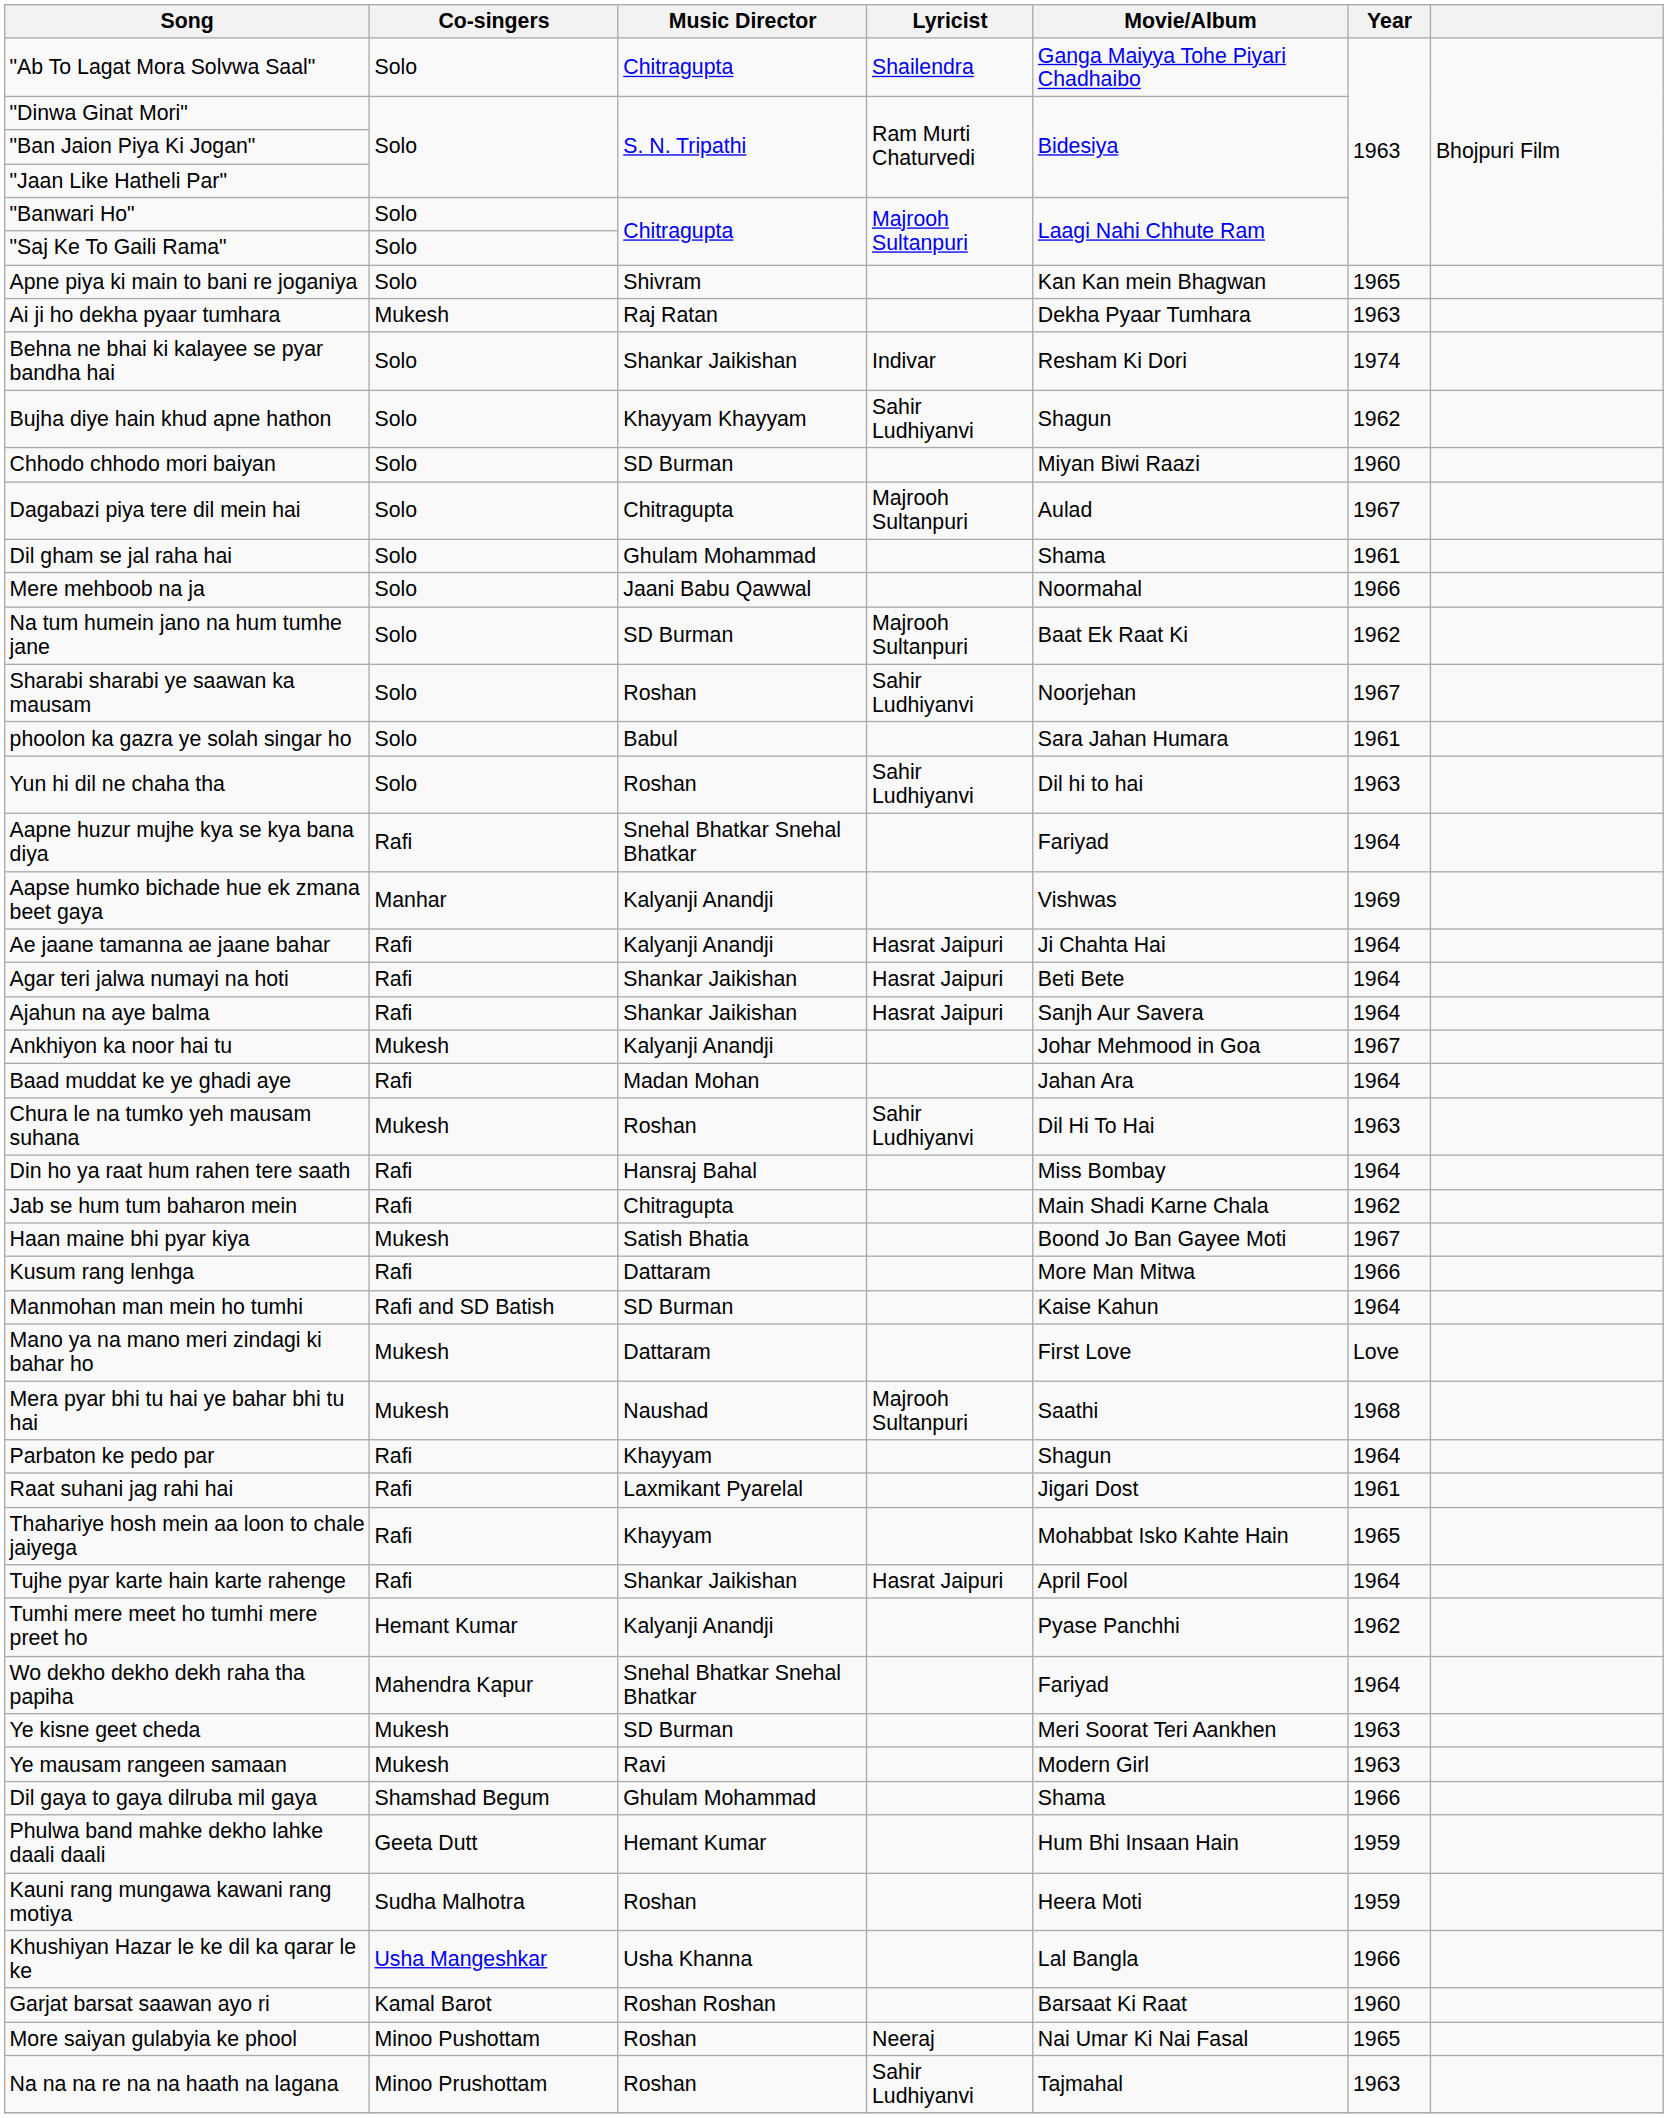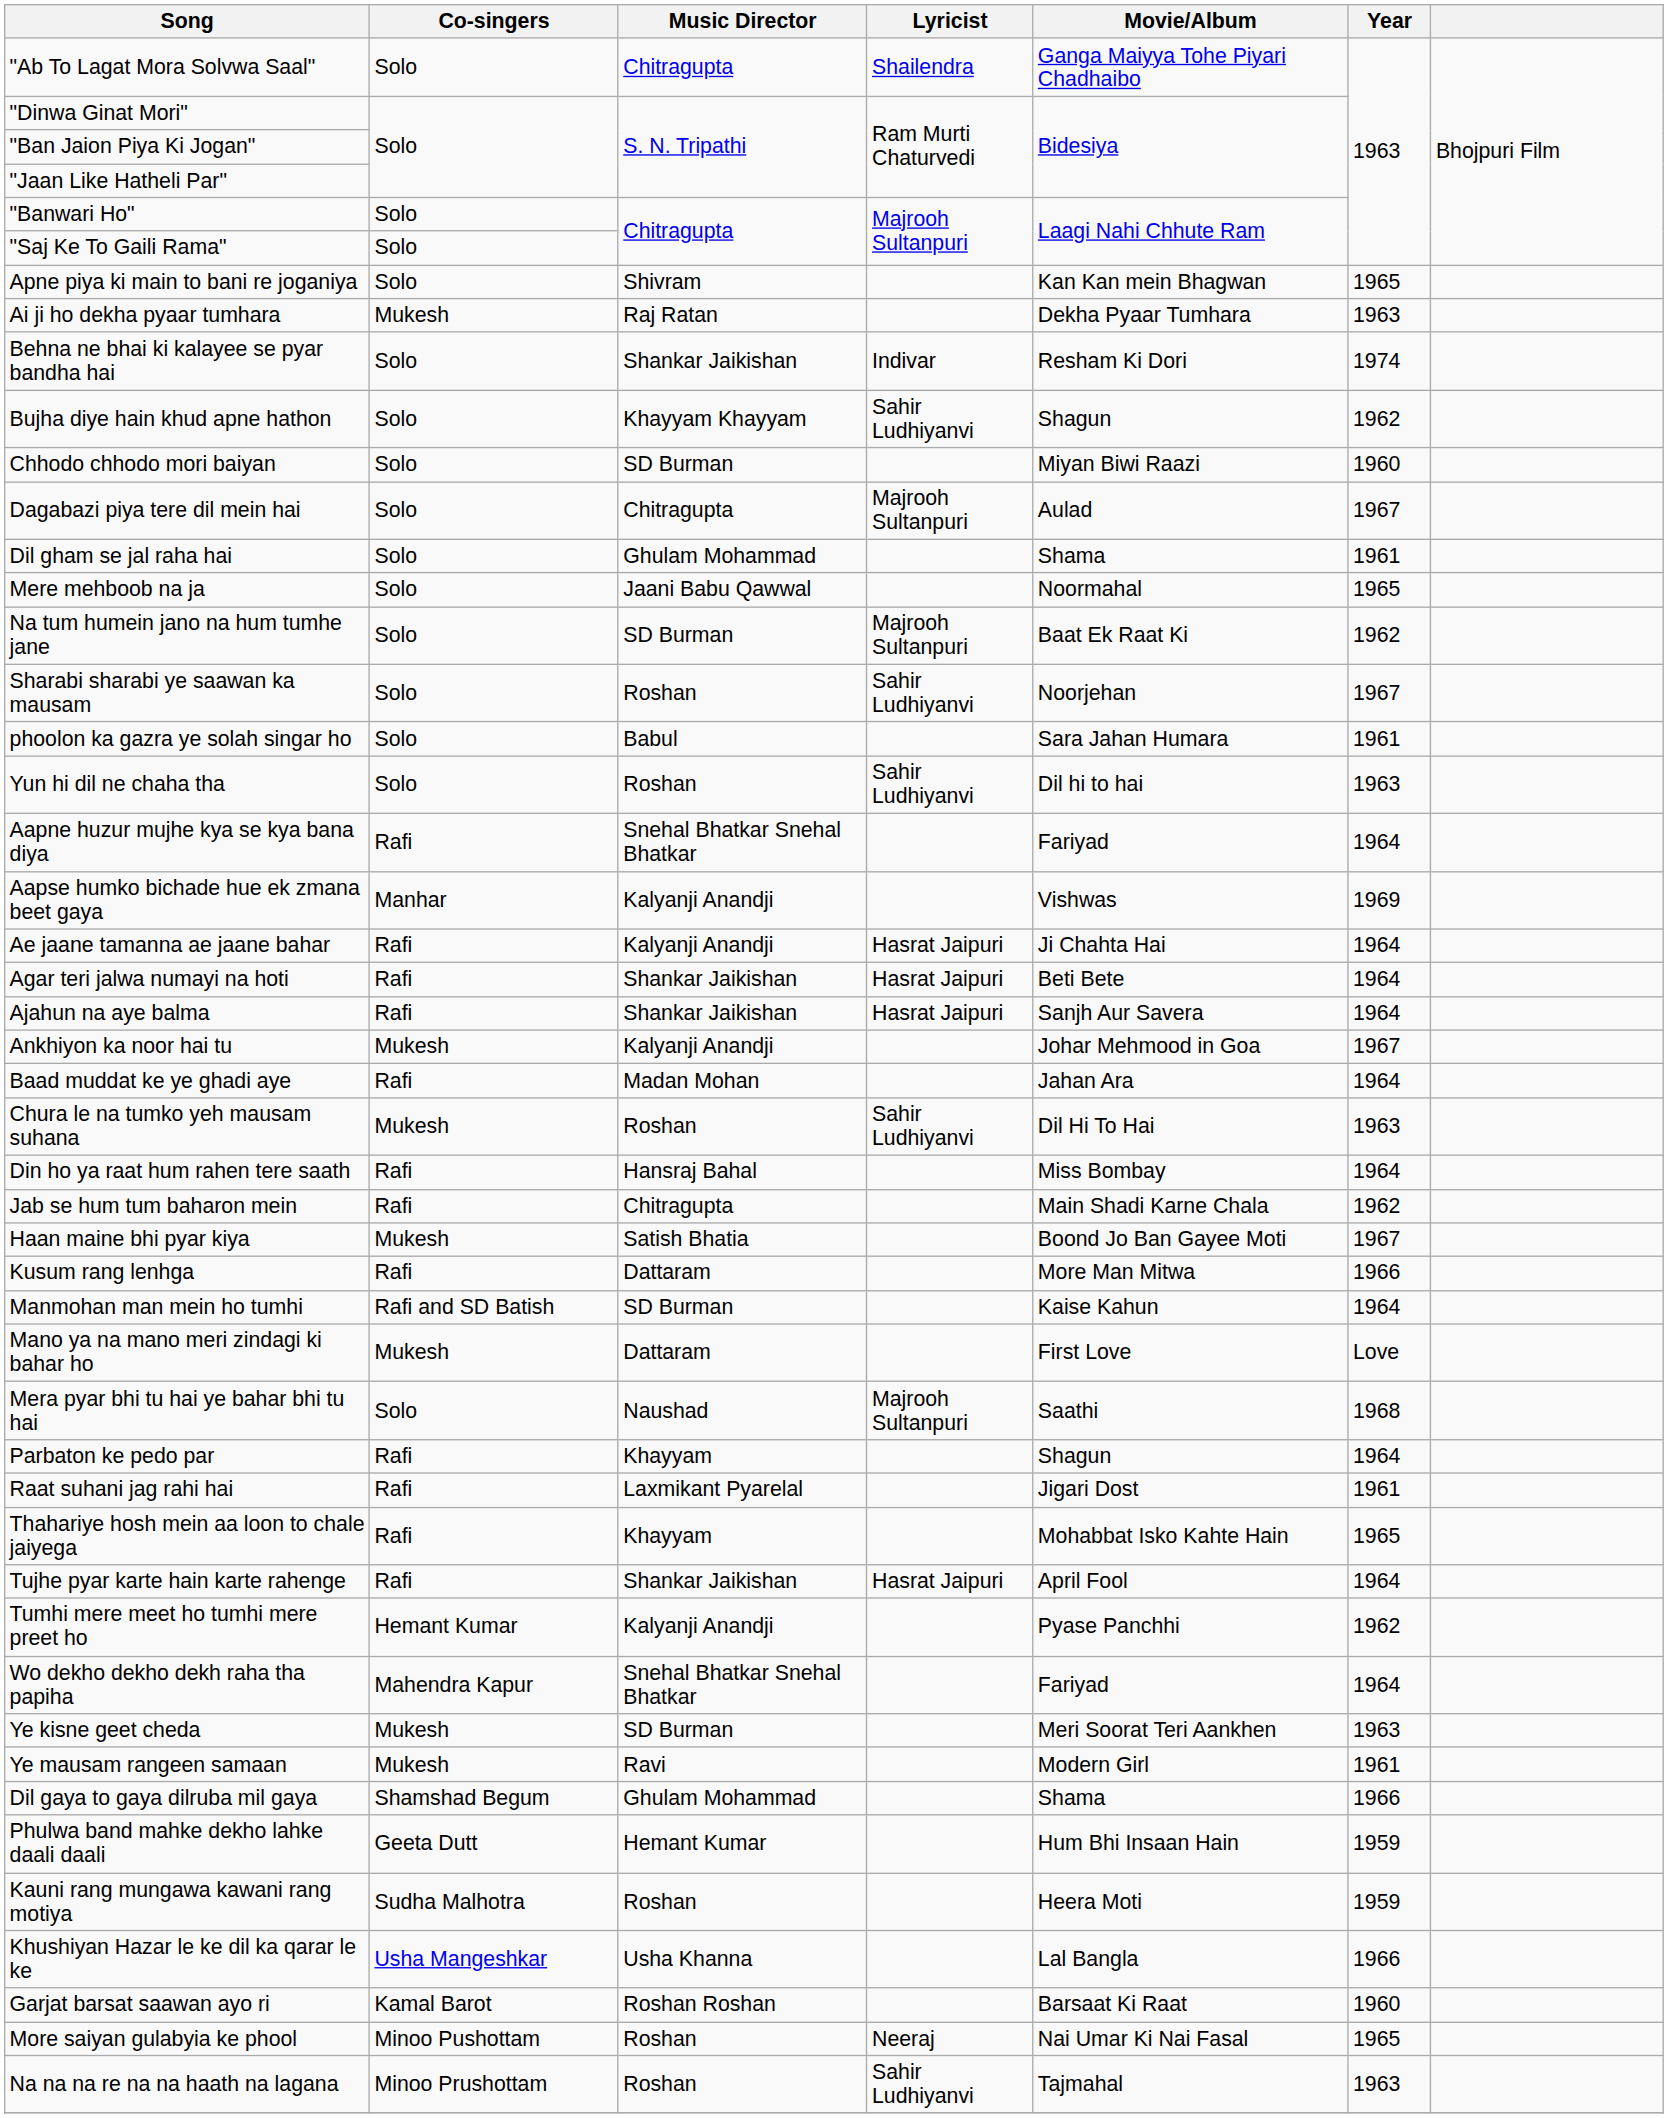(1377, 589) 1966 -> (1377, 589) 1965
(412, 1410) Mukesh -> (396, 1410) Solo
(1377, 1764) 1963 -> (1377, 1764) 1961
